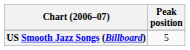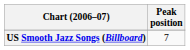(166, 38) 5 -> (166, 38) 7
